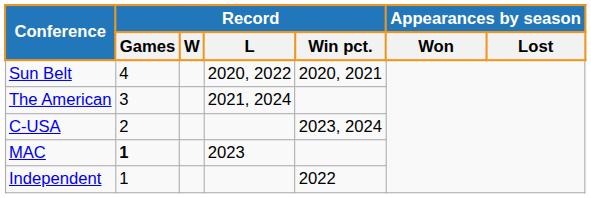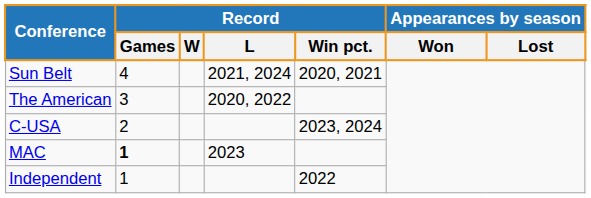(249, 73) 2020, 2022 -> (249, 73) 2021, 2024
(249, 99) 2021, 2024 -> (249, 99) 2020, 2022
